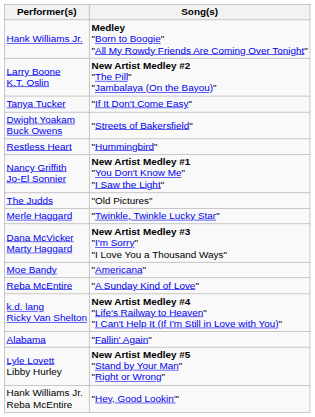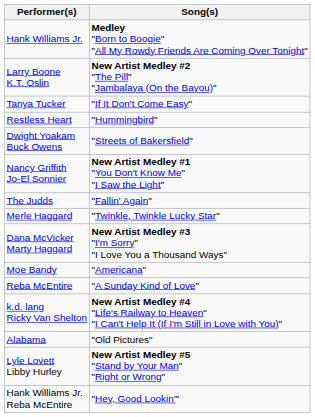rows swapped: (41, 125) <-> (39, 146)
(122, 200) "Old Pictures" -> (122, 200) "Fallin' Again"
(122, 339) "Fallin' Again" -> (122, 339) "Old Pictures"
